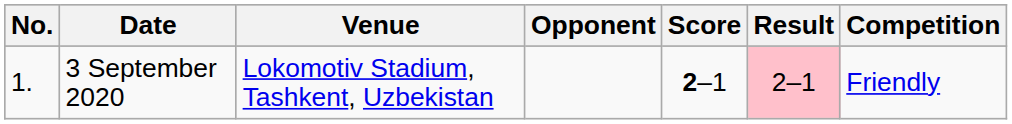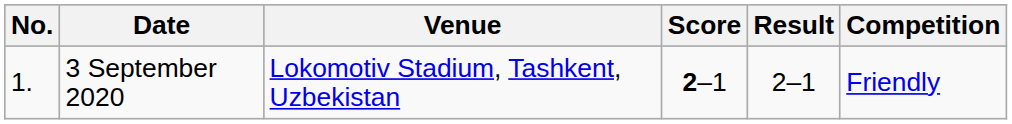- column: (593, 25)
(794, 82) pink background -> (794, 82) no background
